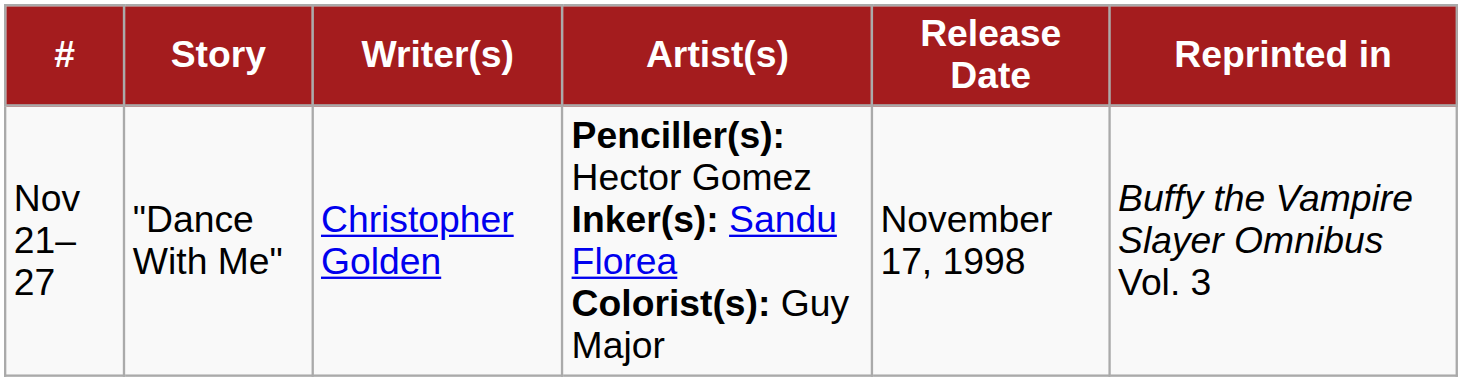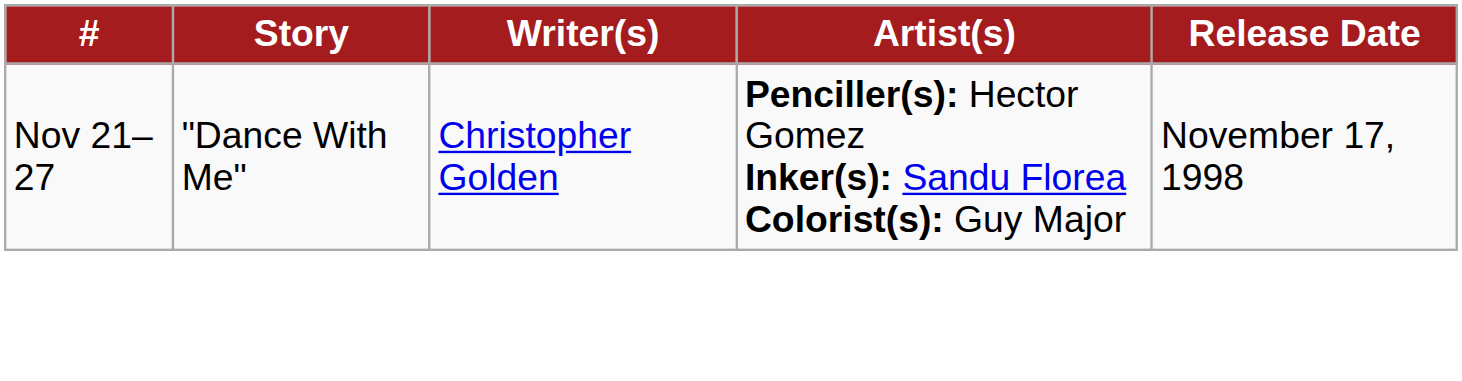- column: (1283, 55)
